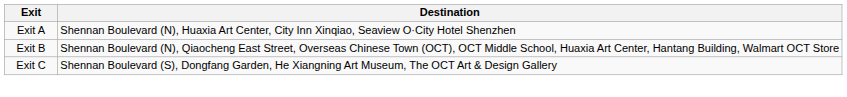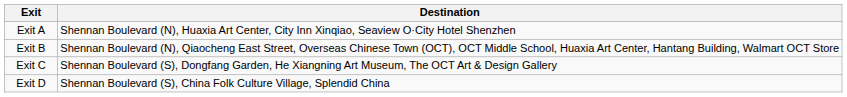+ row: (31, 83)
